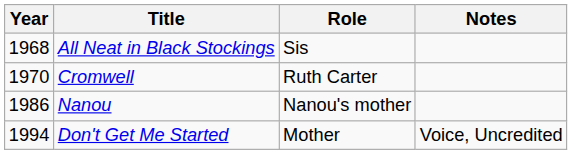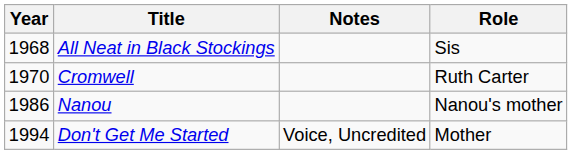columns swapped: (347, 18) <-> (491, 18)
